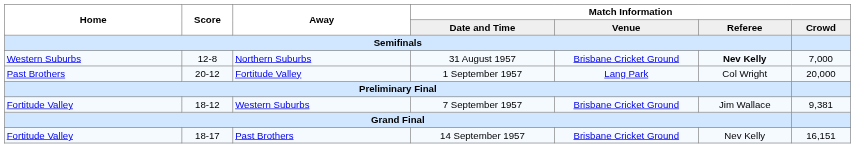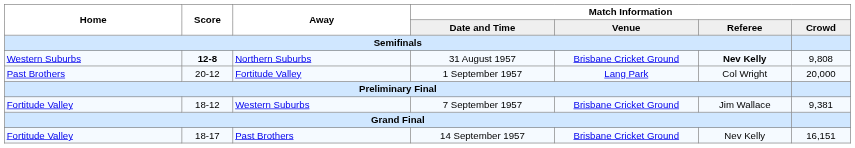(207, 58) normal -> (207, 58) bold
(821, 58) 7,000 -> (821, 58) 9,808
